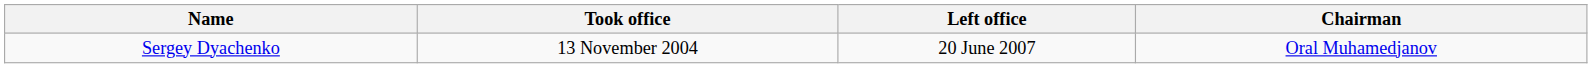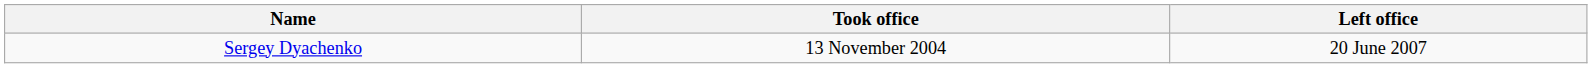- column: (1361, 18)
